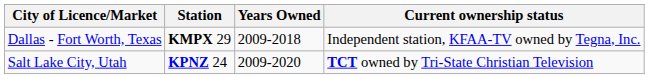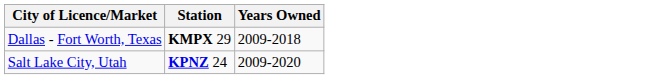- column: (484, 16)
